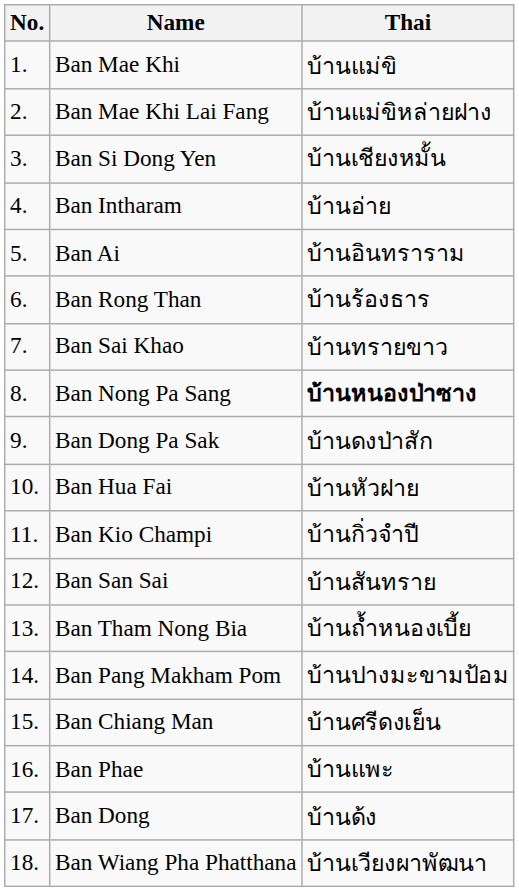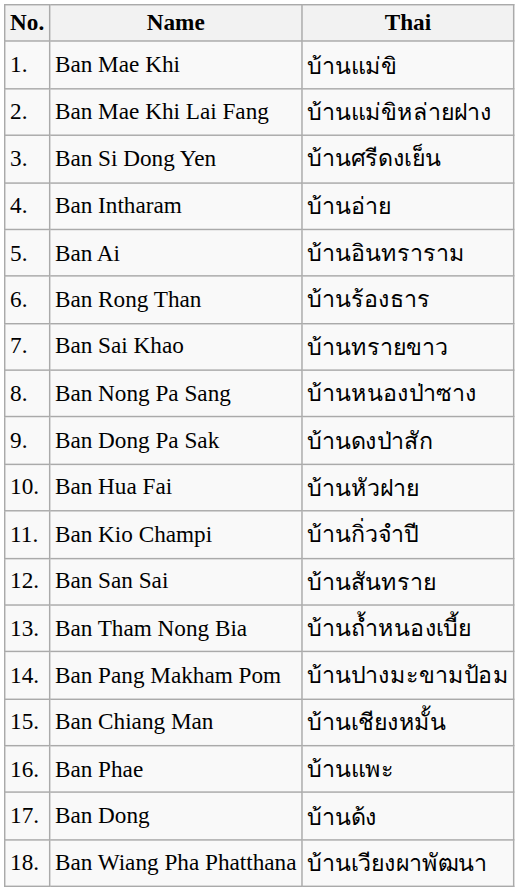(377, 159) บ้านเชียงหมั้น -> (374, 159) บ้านศรีดงเย็น
(392, 394) bold -> (392, 394) normal
(374, 722) บ้านศรีดงเย็น -> (377, 722) บ้านเชียงหมั้น
